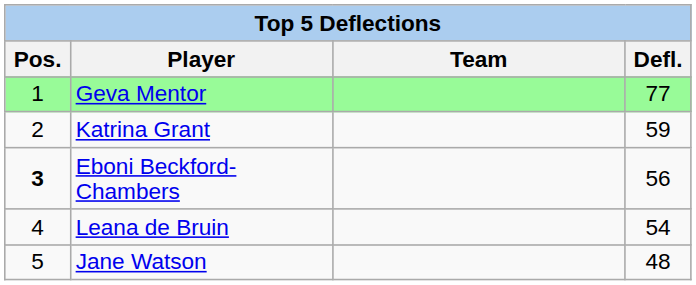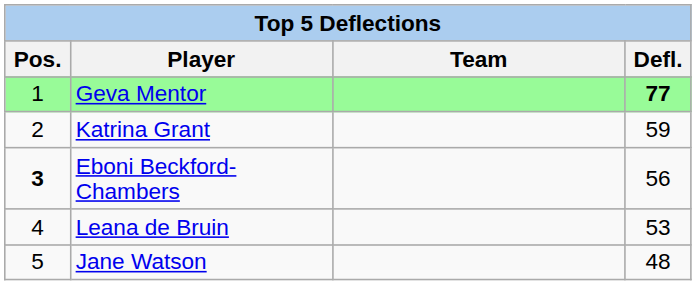(658, 94) normal -> (658, 94) bold
(658, 227) 54 -> (658, 227) 53
